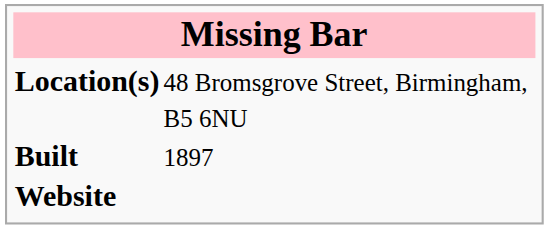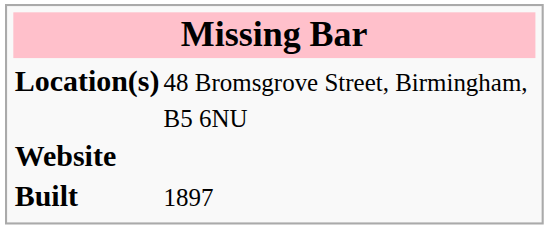rows swapped: (46, 156) <-> (65, 195)
